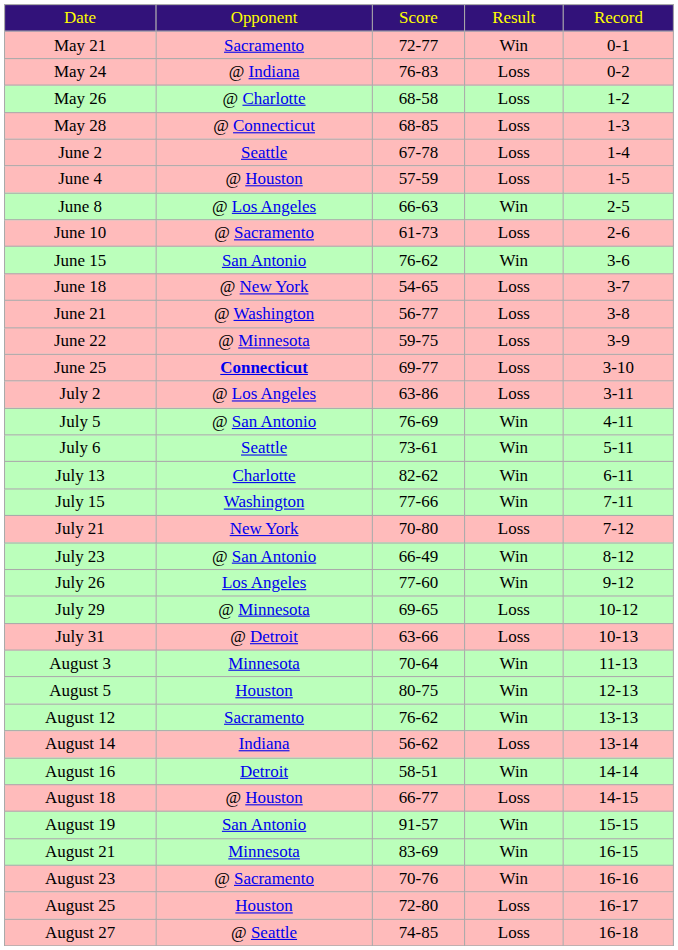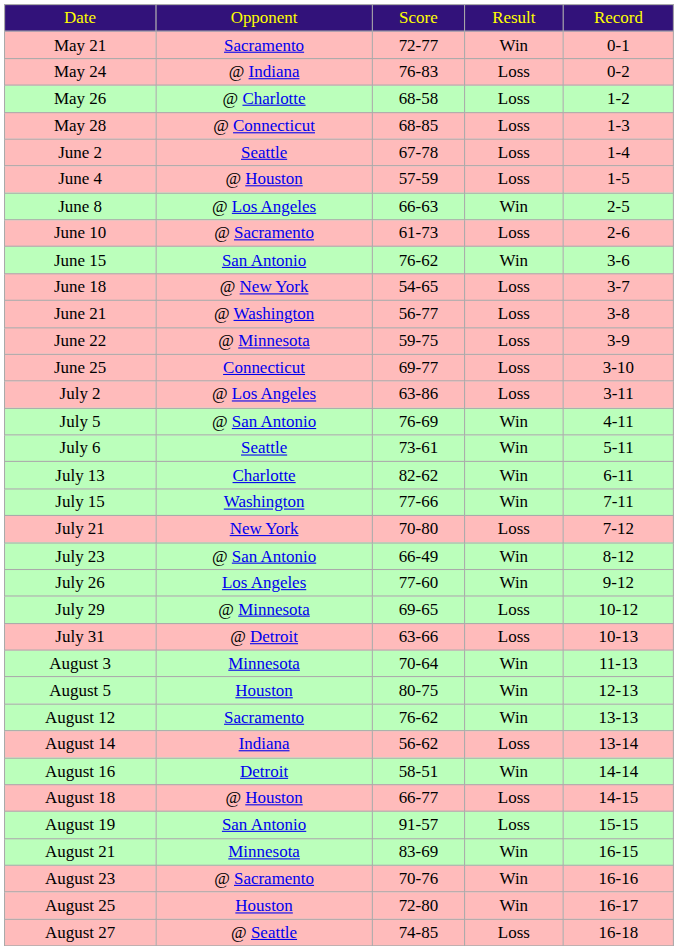(264, 367) bold -> (264, 367) normal
(514, 824) Win -> (514, 824) Loss
(514, 905) Loss -> (514, 905) Win
